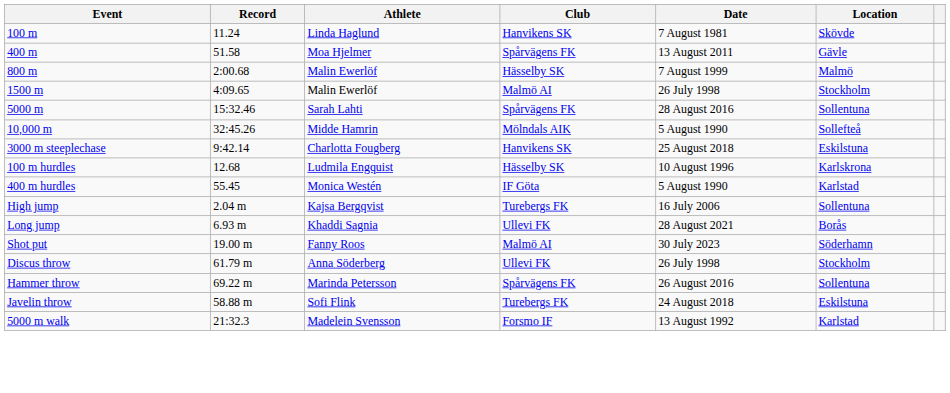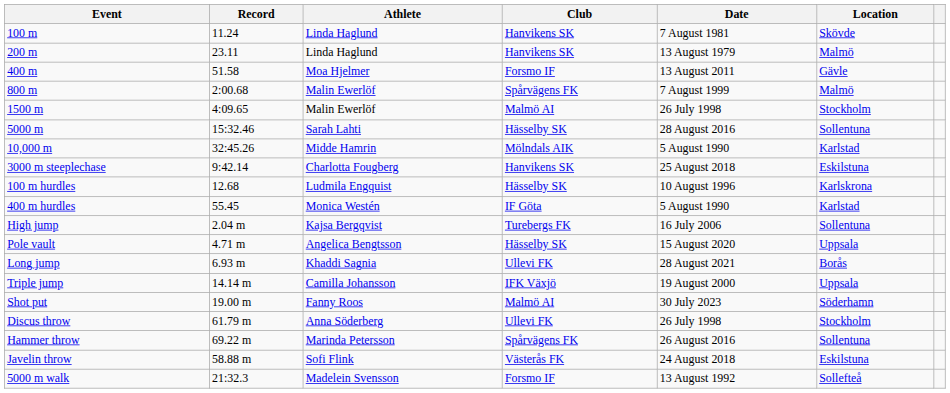+ row: (22, 52)
(539, 52) Spårvägens FK -> (530, 71) Forsmo IF
(533, 71) Hässelby SK -> (541, 90) Spårvägens FK
(539, 109) Spårvägens FK -> (536, 128) Hässelby SK
(840, 128) Sollefteå -> (839, 148) Karlstad
+ row: (31, 244)
+ row: (35, 282)
(535, 301) Turebergs FK -> (535, 359) Västerås FK
(839, 320) Karlstad -> (840, 378) Sollefteå
